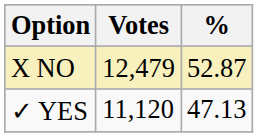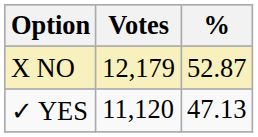(139, 67) 12,479 -> (139, 67) 12,179
